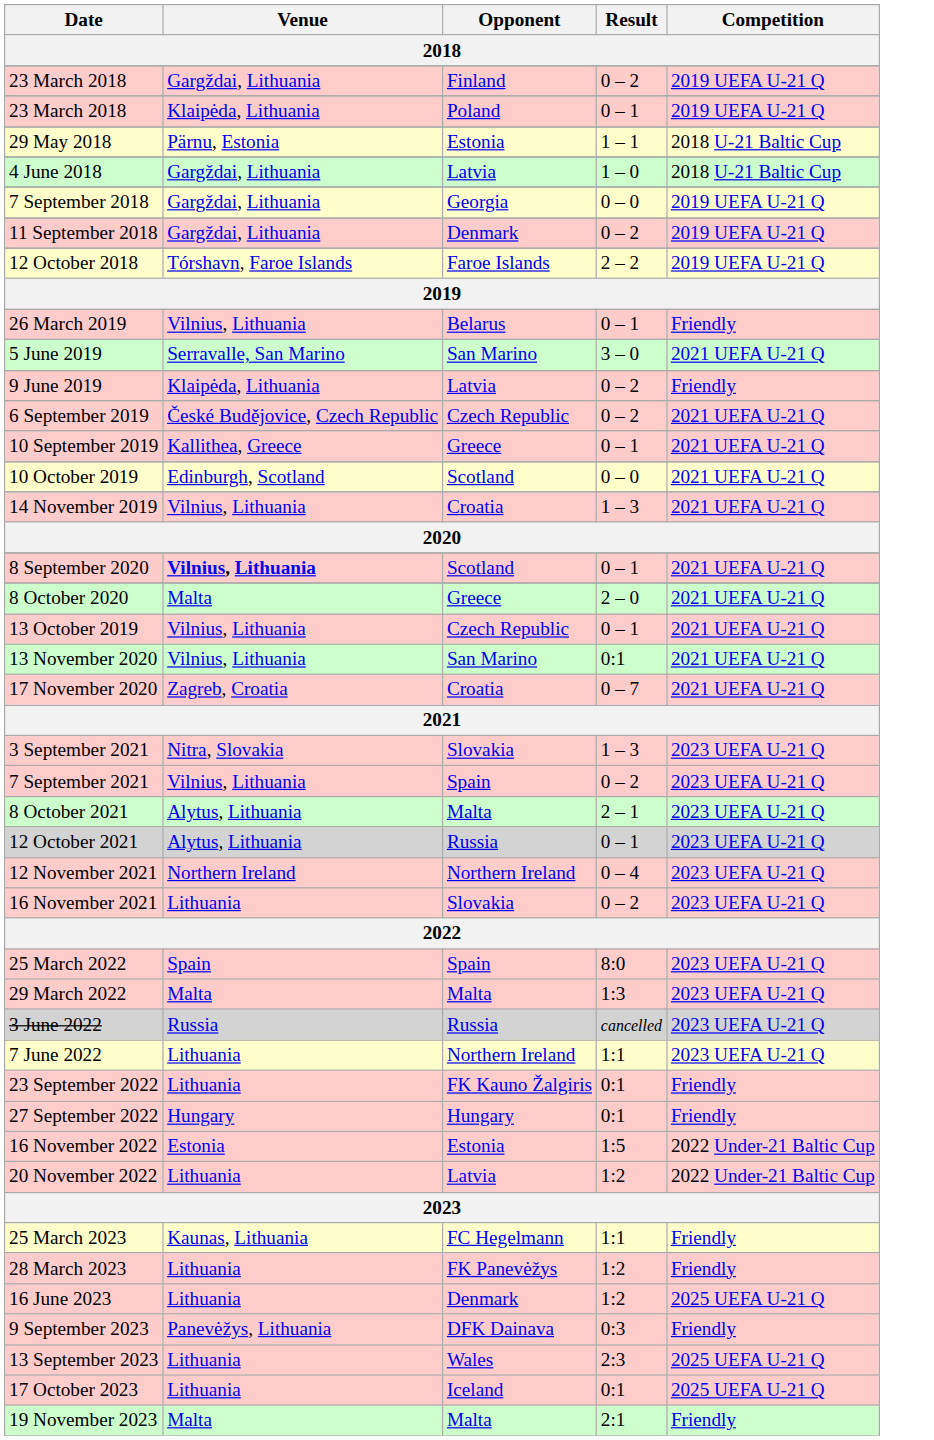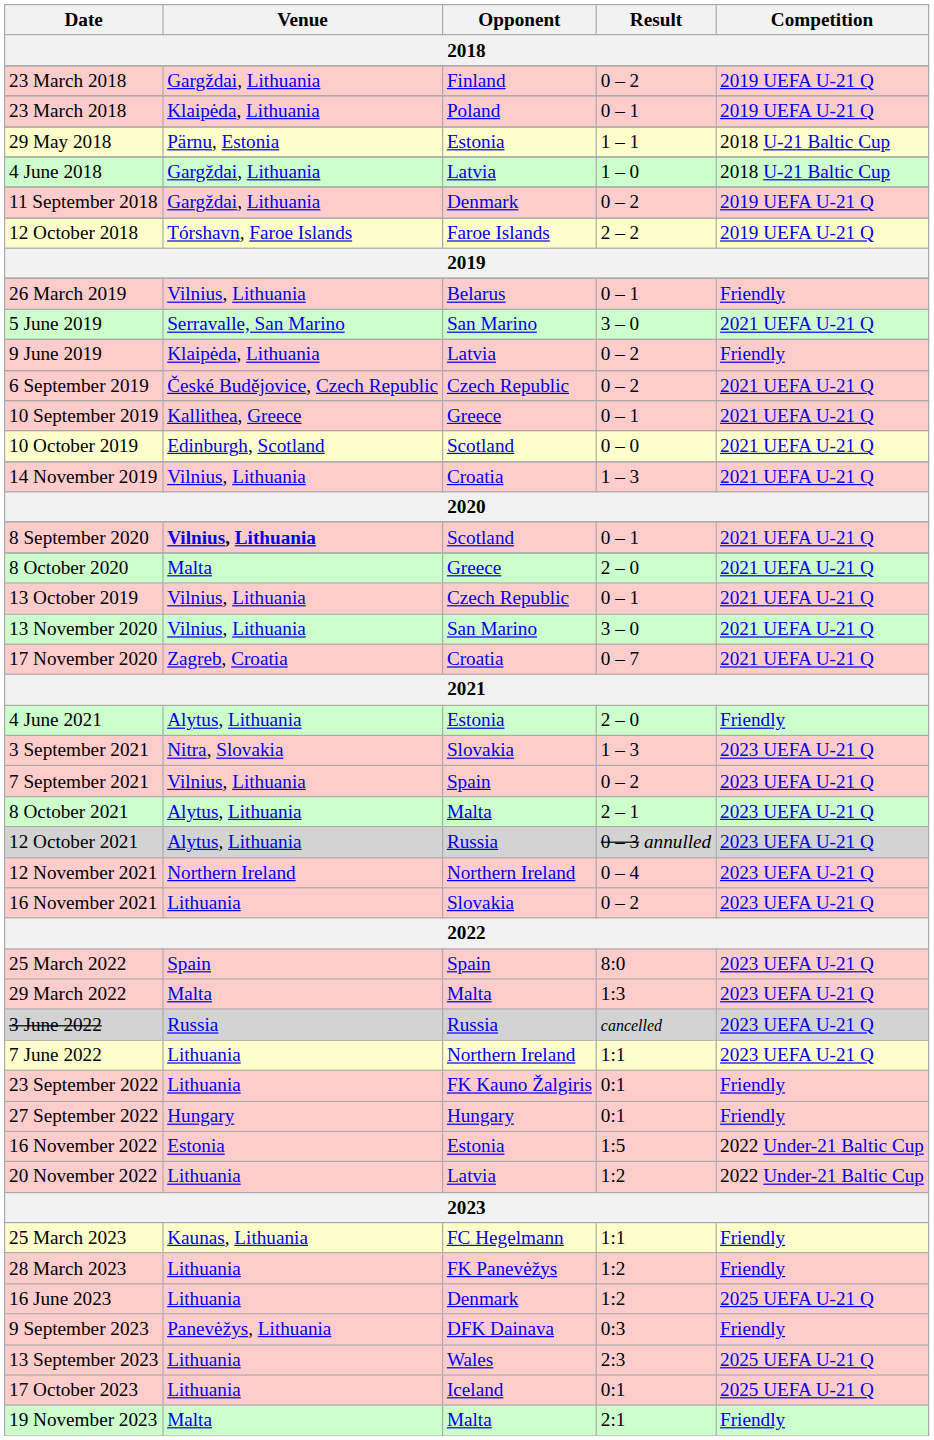- row: (79, 202)
(613, 659) 0:1 -> (620, 628) 3 – 0
+ row: (55, 720)
(620, 841) 0 – 1 -> (656, 841) 0 – 3 annulled
